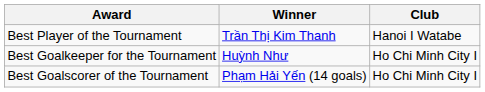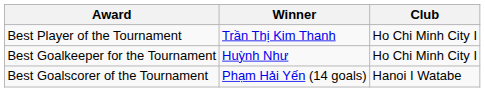(417, 35) Hanoi I Watabe -> (425, 35) Ho Chi Minh City I
(425, 76) Ho Chi Minh City I -> (417, 76) Hanoi I Watabe
